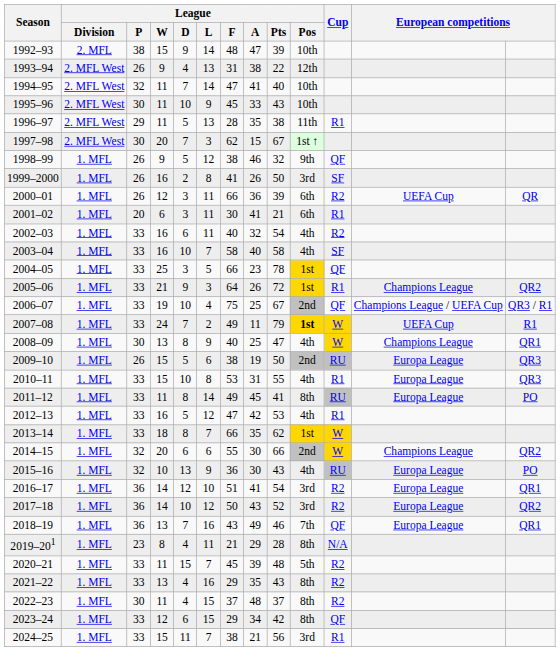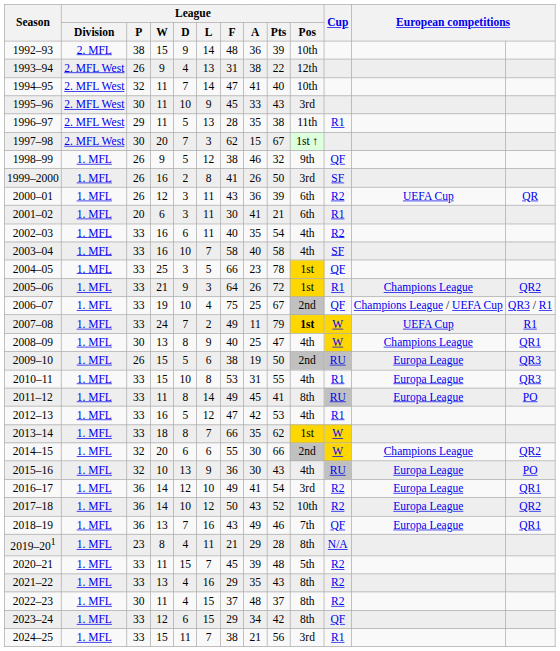(255, 50) 47 -> (255, 50) 36
(307, 104) 10th -> (307, 104) 3rd
(232, 196) 66 -> (232, 196) 43
(255, 232) 32 -> (255, 232) 35
(232, 488) 51 -> (232, 488) 49
(307, 506) 3rd -> (307, 506) 10th
